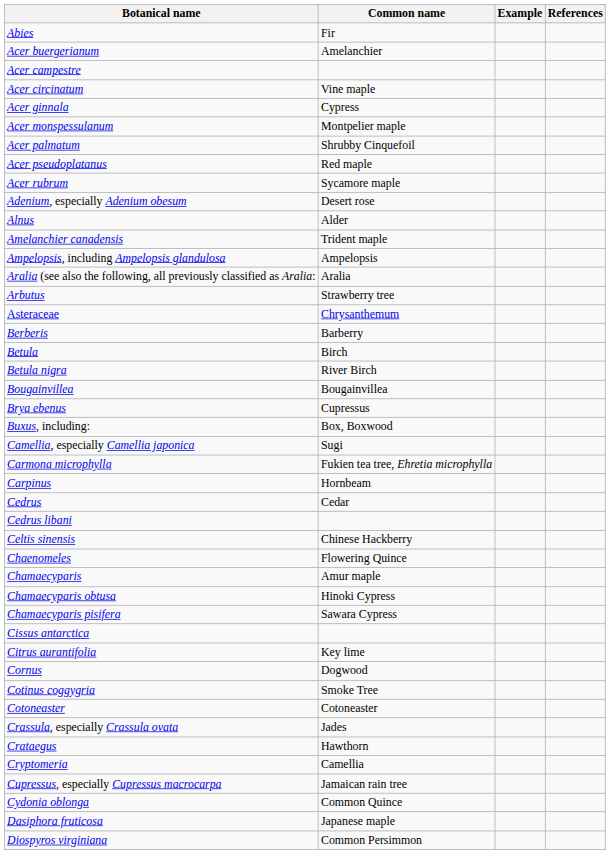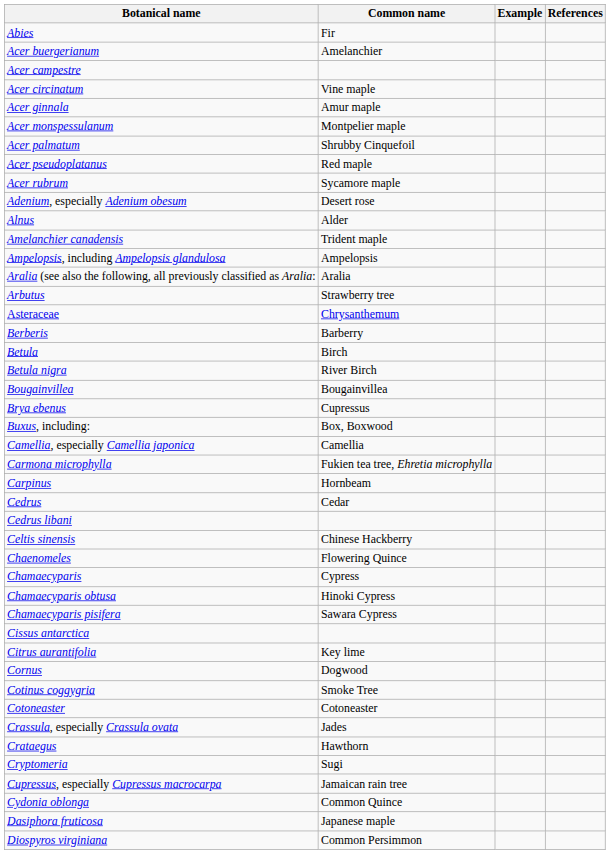(340, 107) Cypress -> (351, 107) Amur maple
(332, 445) Sugi -> (342, 445) Camellia
(351, 577) Amur maple -> (340, 577) Cypress
(342, 764) Camellia -> (332, 764) Sugi
